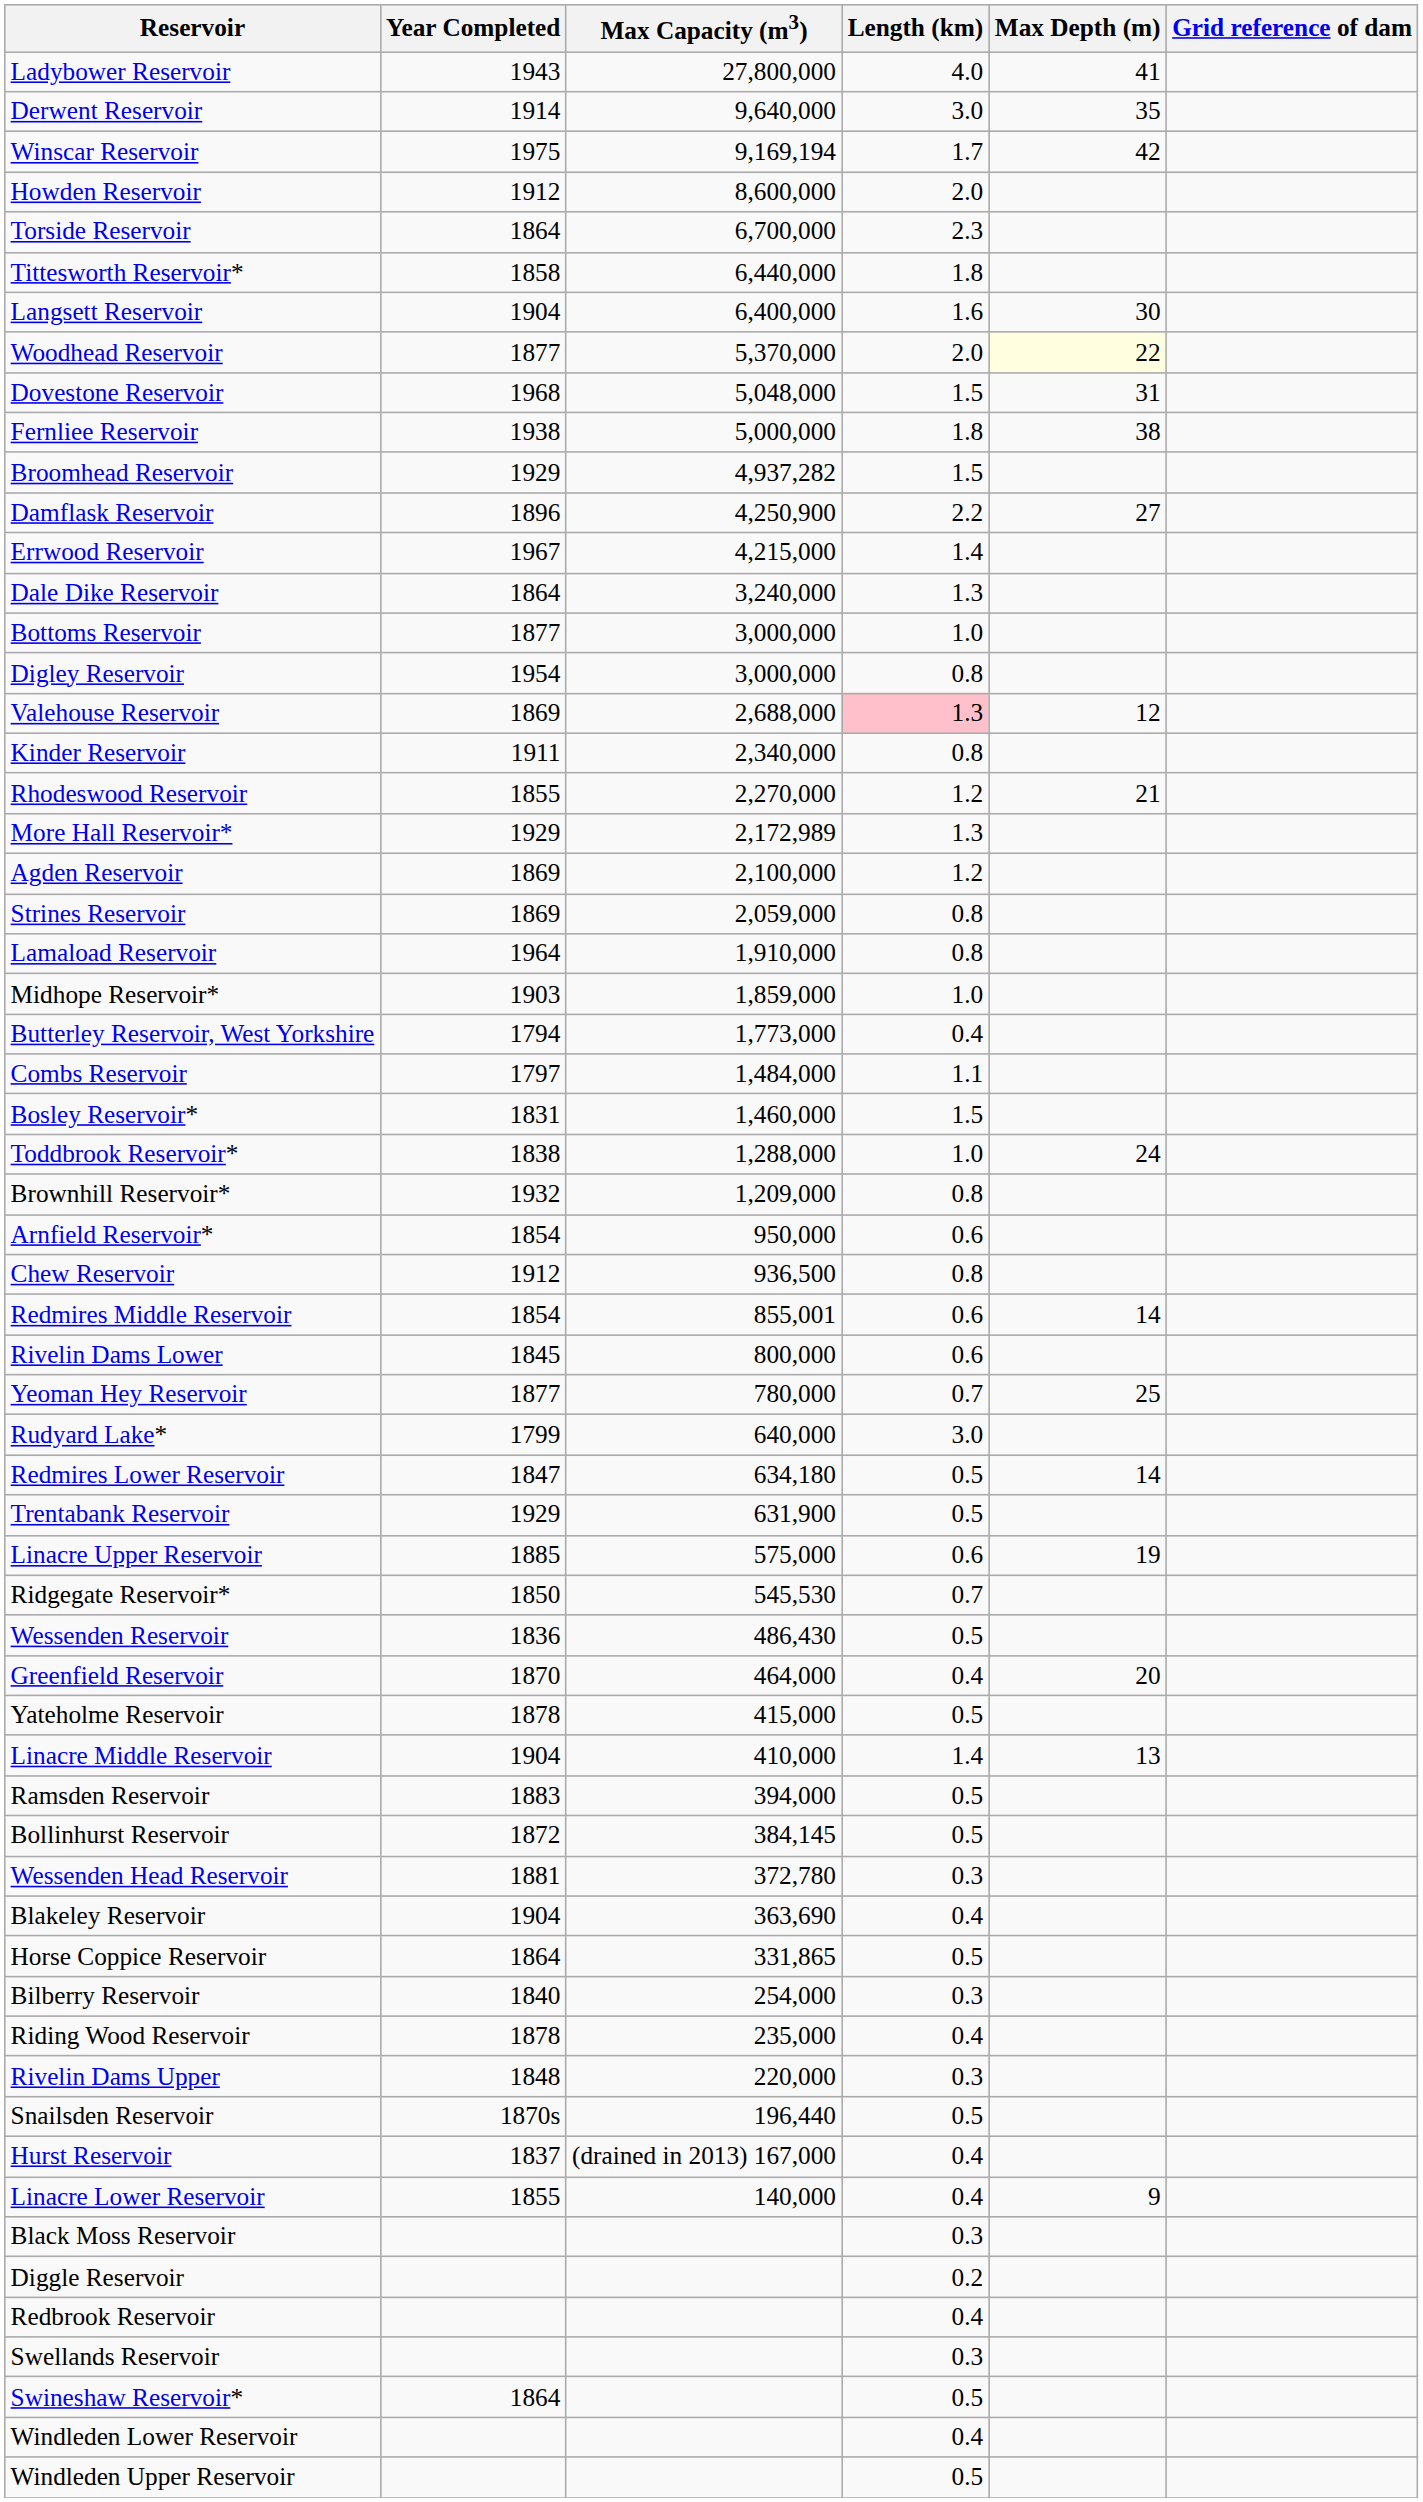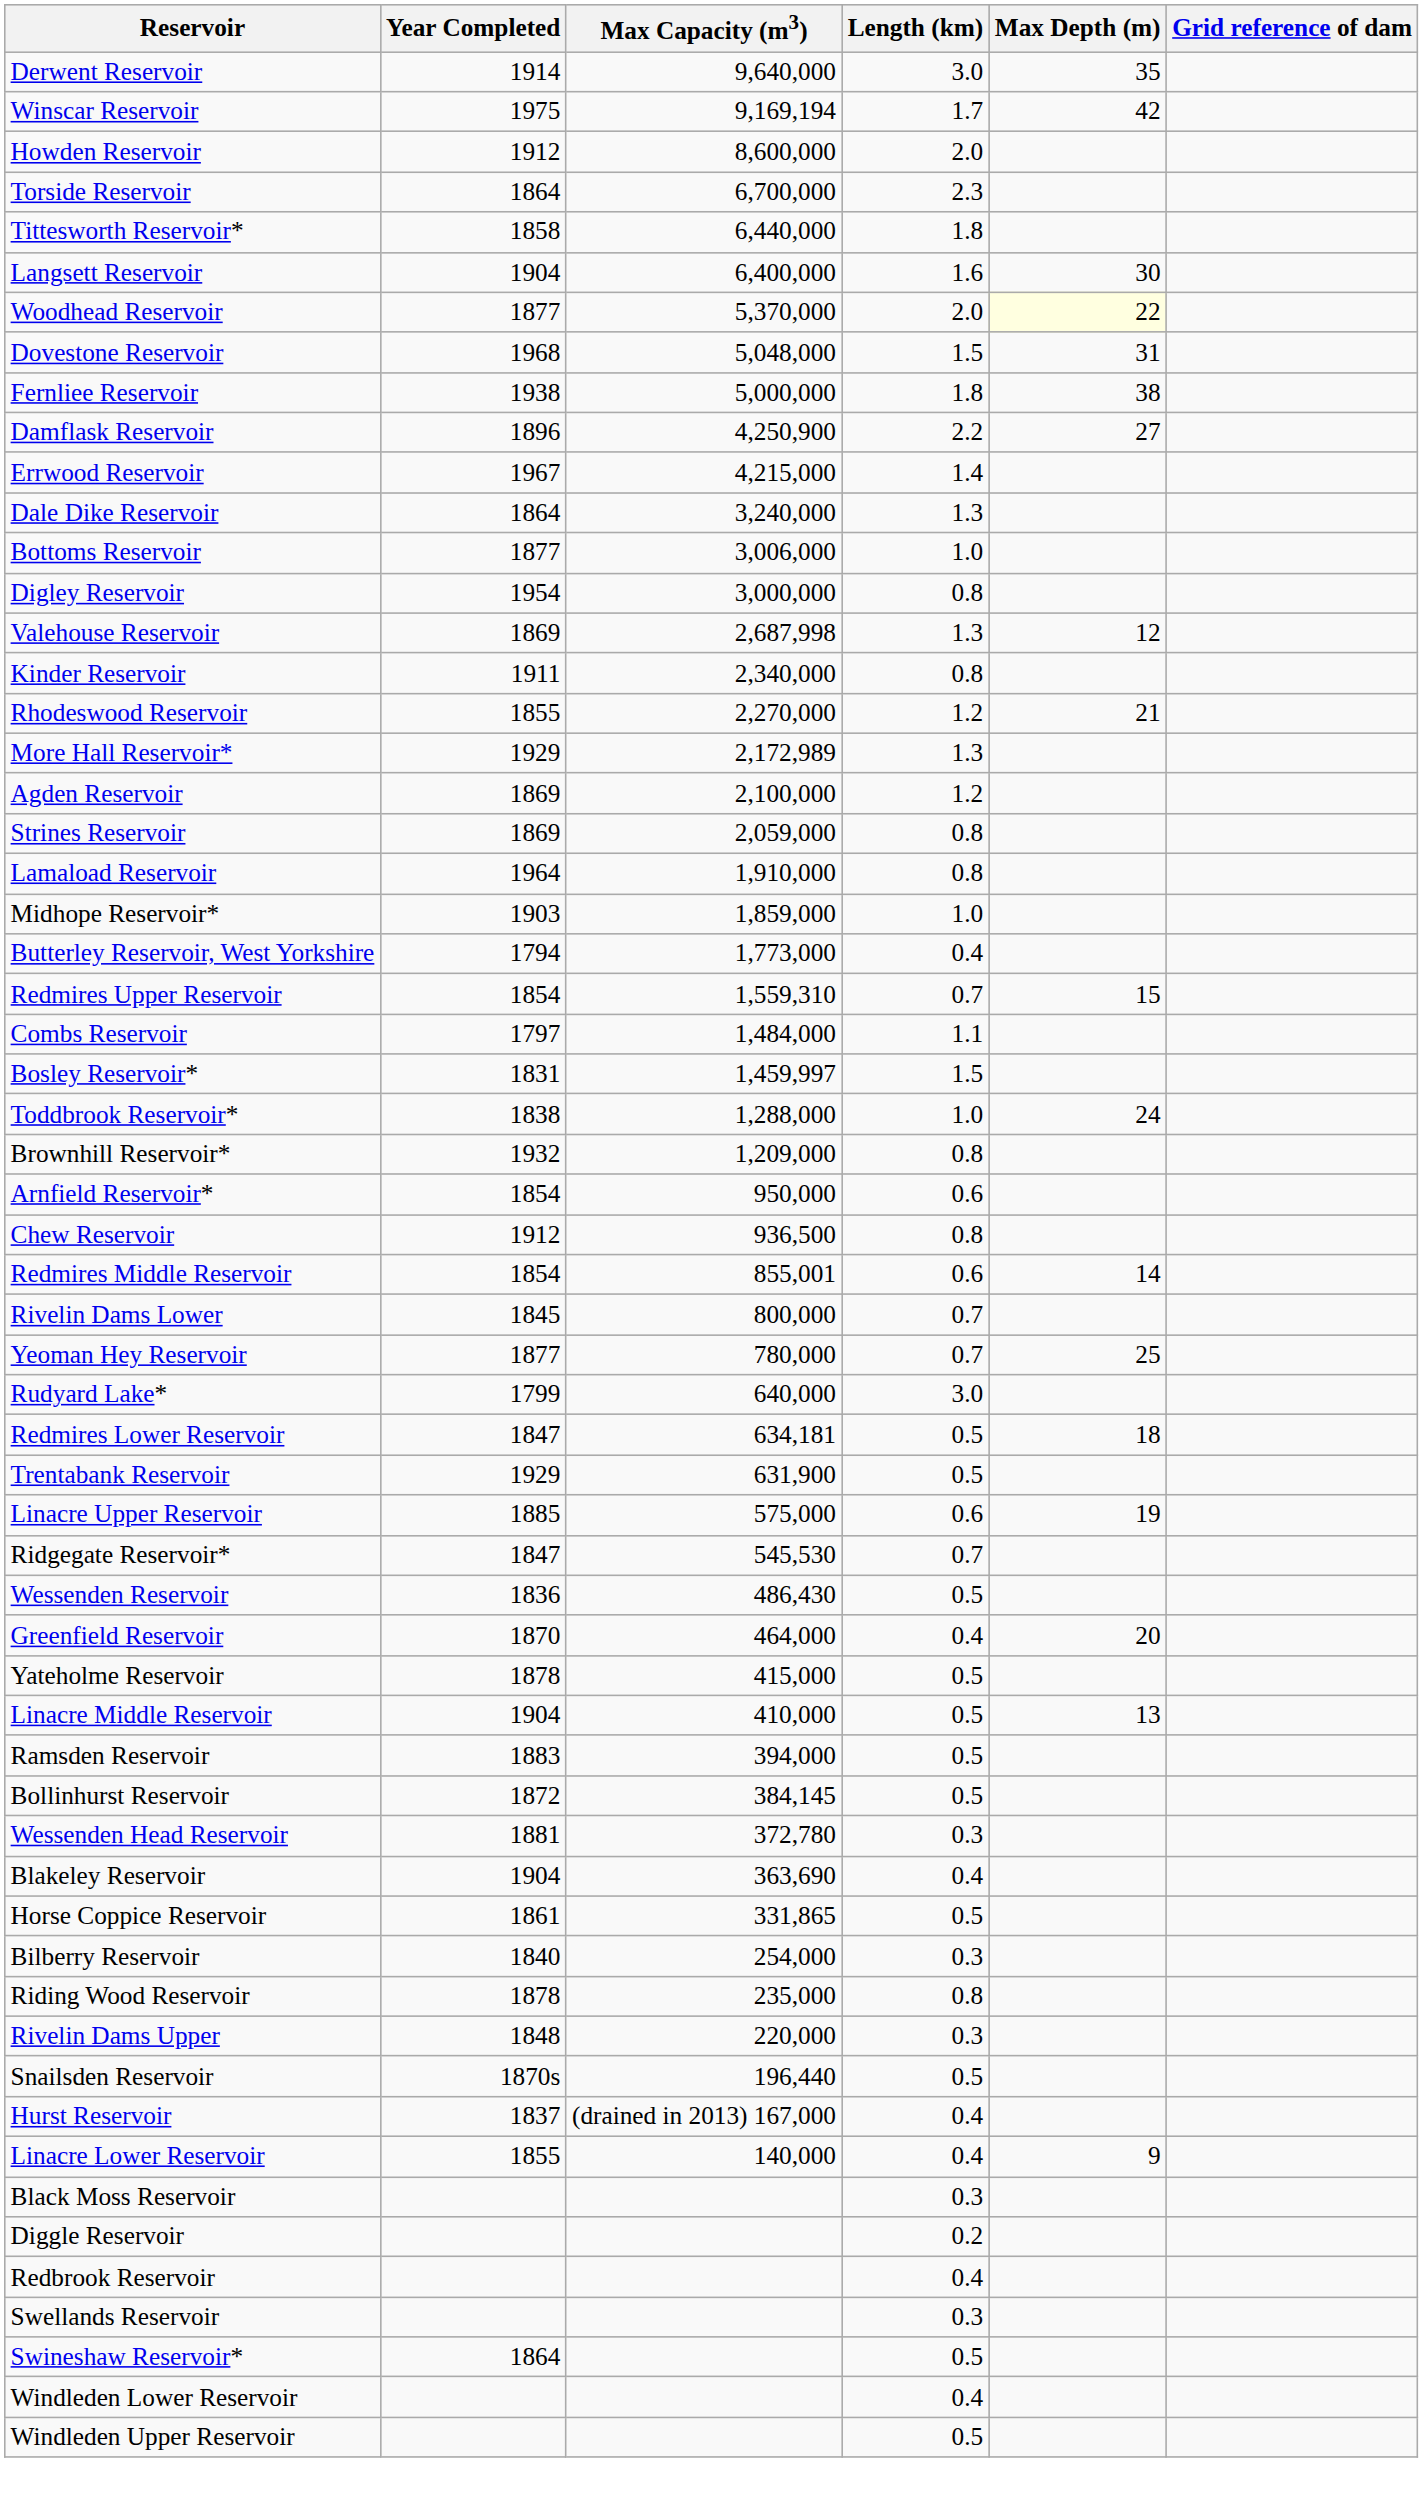- row: (120, 71)
- row: (122, 472)
(785, 632) 3,000,000 -> (785, 552) 3,006,000
(785, 712) 2,688,000 -> (785, 632) 2,687,998
(967, 712) pink background -> (967, 632) no background
+ row: (146, 993)
(785, 1113) 1,460,000 -> (785, 1073) 1,459,997
(967, 1354) 0.6 -> (967, 1314) 0.7
(795, 1474) 634,180 -> (795, 1434) 634,181
(1148, 1474) 14 -> (1148, 1434) 18
(535, 1594) 1850 -> (535, 1554) 1847
(967, 1755) 1.4 -> (967, 1715) 0.5
(535, 1955) 1864 -> (535, 1915) 1861
(967, 2036) 0.4 -> (967, 1995) 0.8
